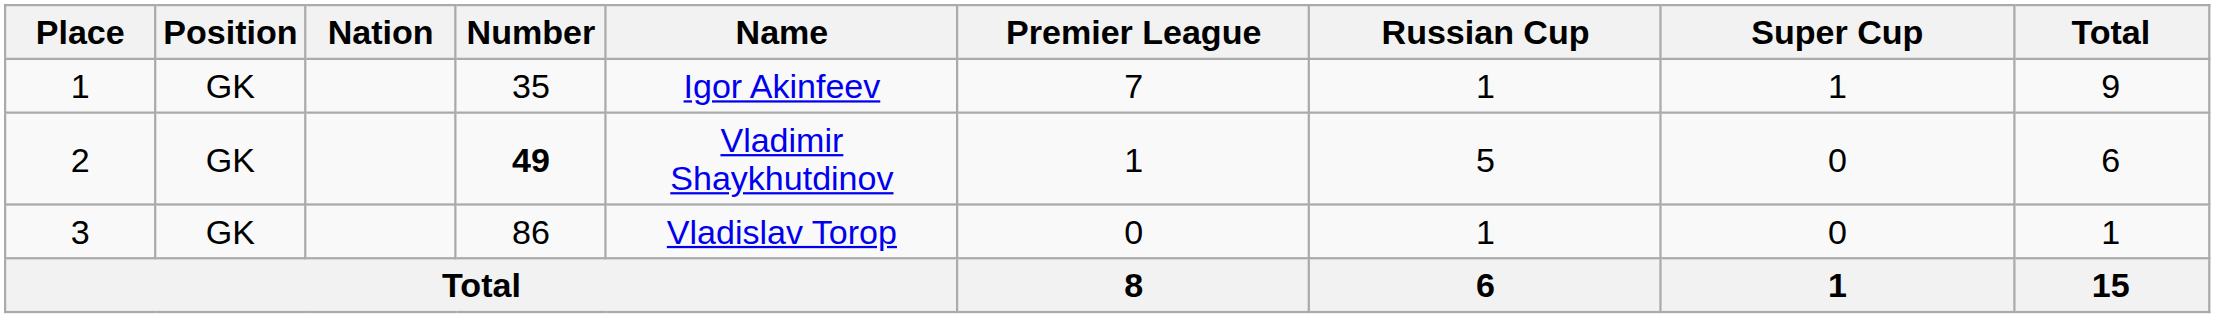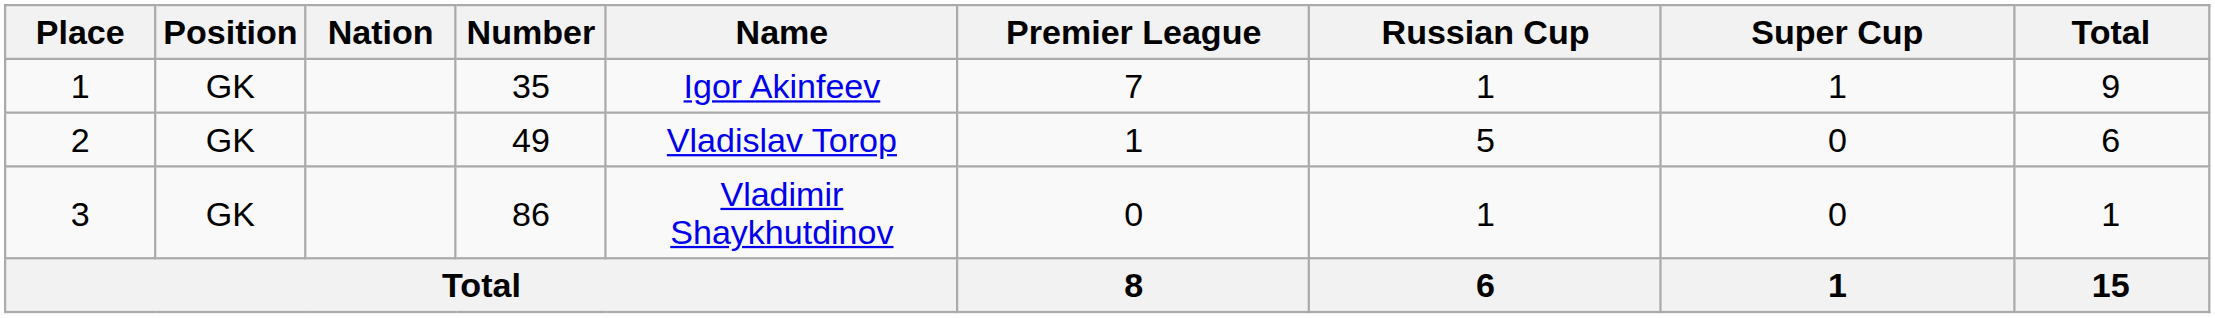(531, 159) bold -> (531, 140) normal
(782, 159) Vladimir Shaykhutdinov -> (782, 140) Vladislav Torop
(782, 232) Vladislav Torop -> (782, 213) Vladimir Shaykhutdinov
